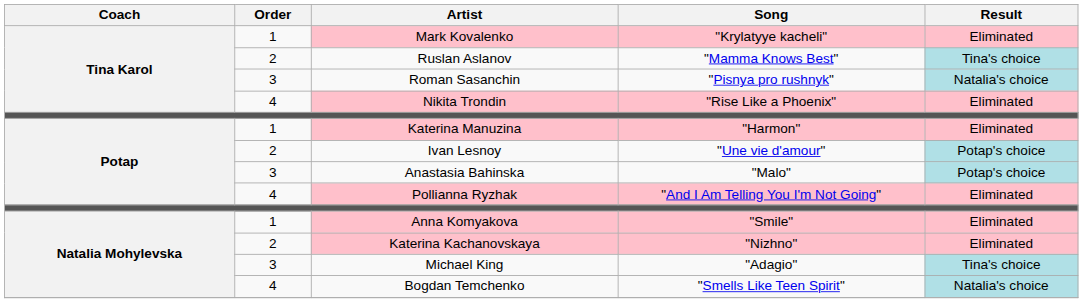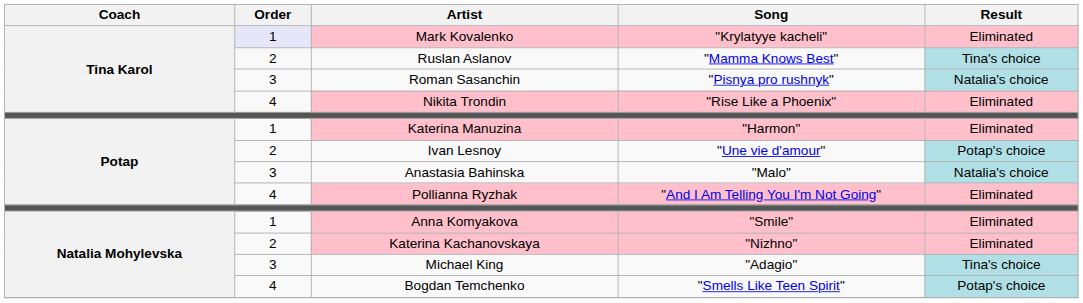(273, 36) no background -> (273, 36) lavender background
(1001, 172) Potap's choice -> (1001, 172) Natalia's choice
(1001, 286) Natalia's choice -> (1001, 286) Potap's choice
